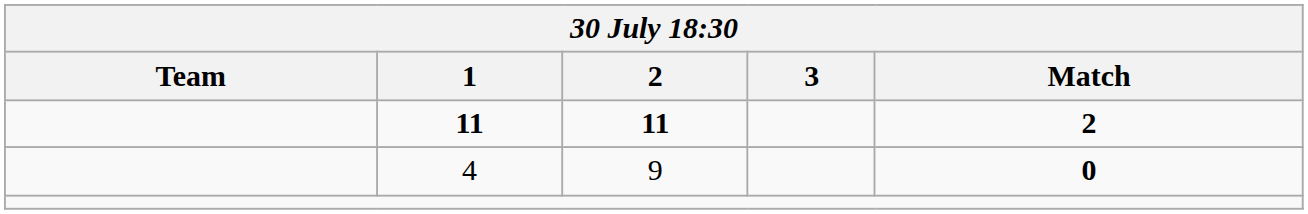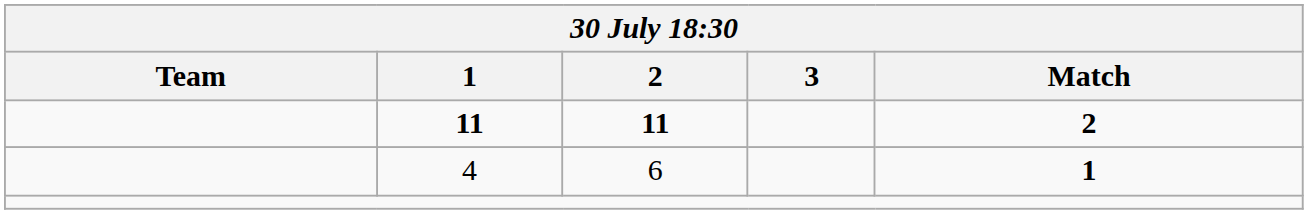(655, 170) 9 -> (655, 170) 6
(1089, 170) 0 -> (1089, 170) 1
